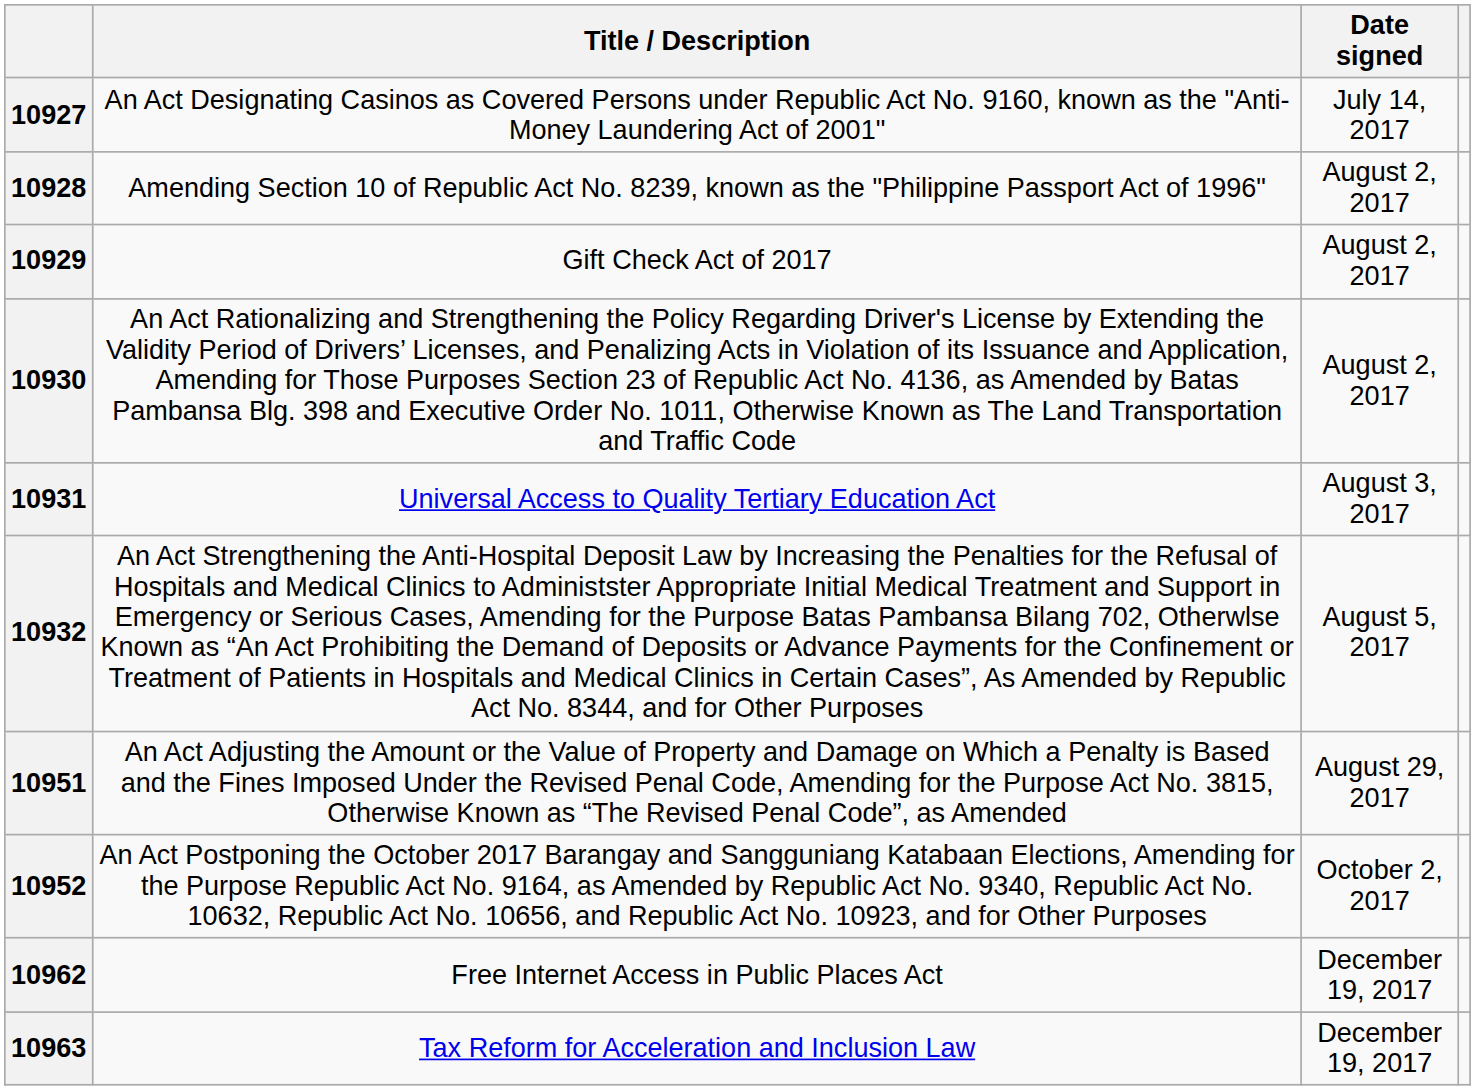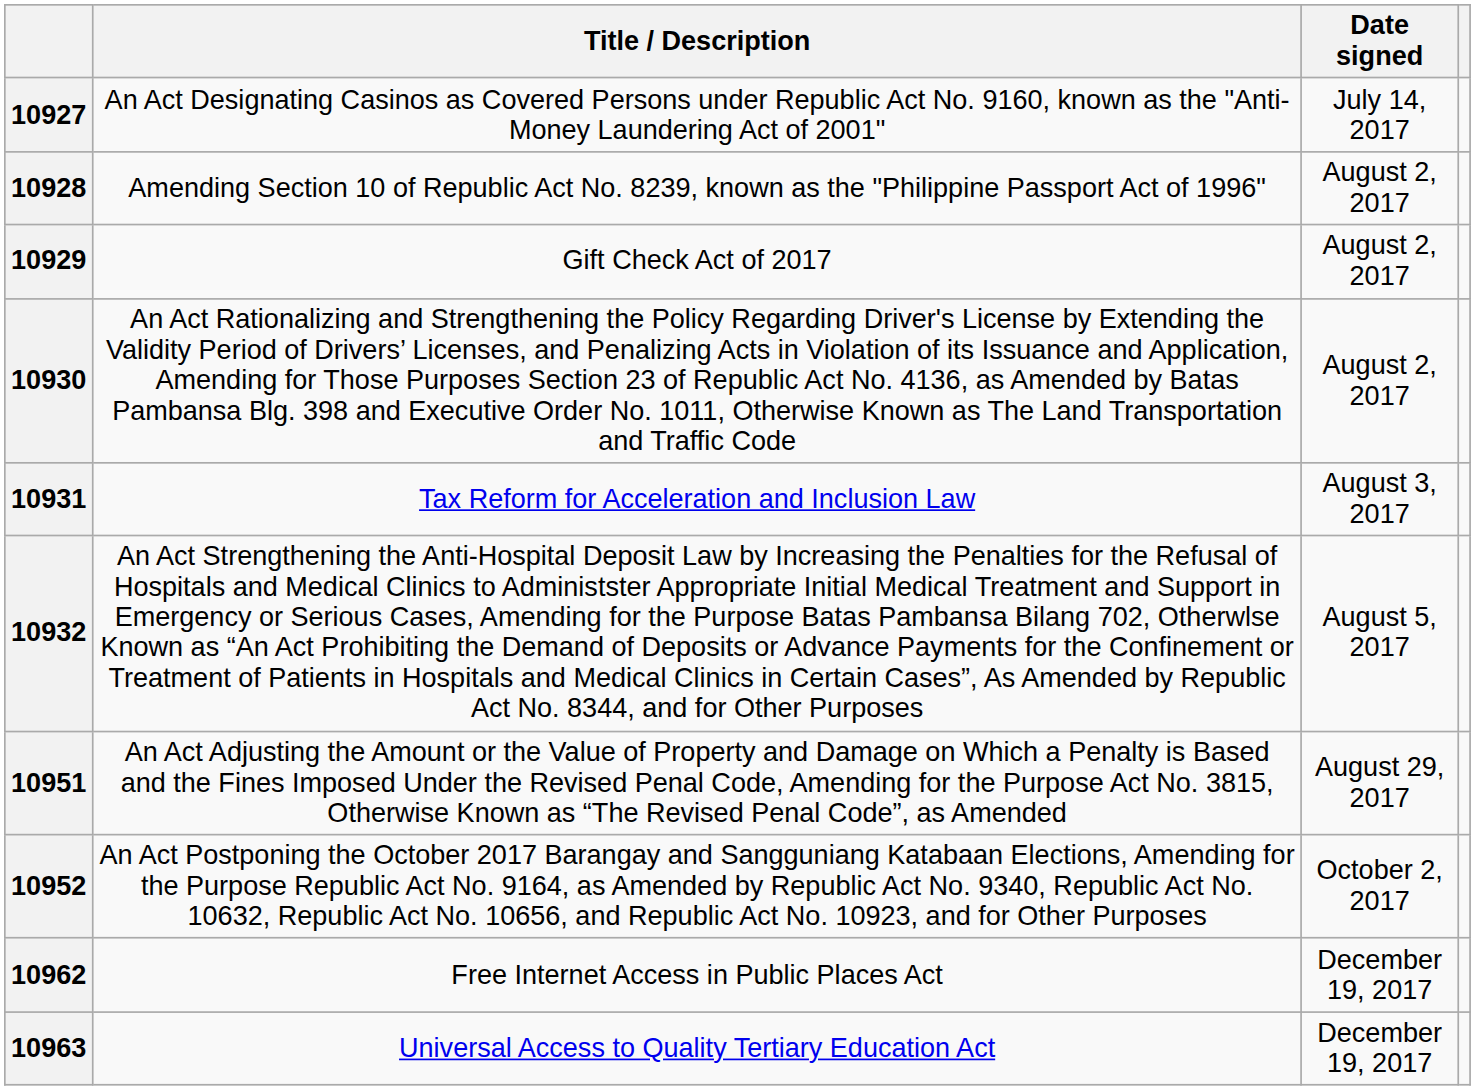(697, 498) Universal Access to Quality Tertiary Education Act -> (697, 498) Tax Reform for Acceleration and Inclusion Law
(697, 1047) Tax Reform for Acceleration and Inclusion Law -> (697, 1047) Universal Access to Quality Tertiary Education Act
